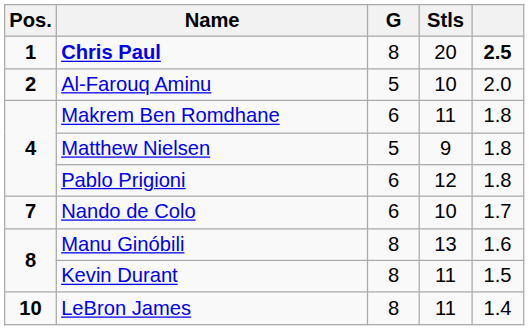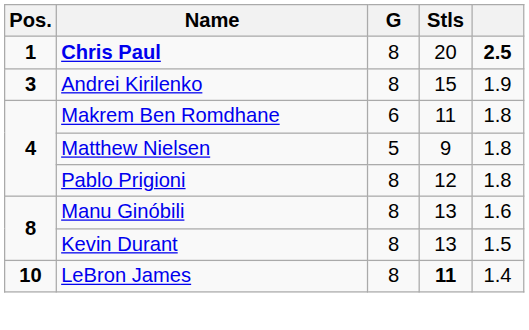- row: (136, 84)
+ row: (132, 84)
(394, 180) 6 -> (394, 180) 8
- row: (128, 212)
(446, 276) 11 -> (446, 244) 13
(446, 308) normal -> (446, 276) bold
